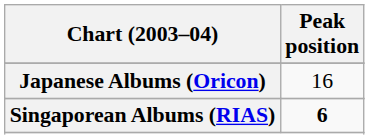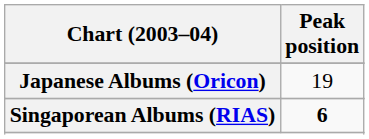(322, 80) 16 -> (322, 80) 19
